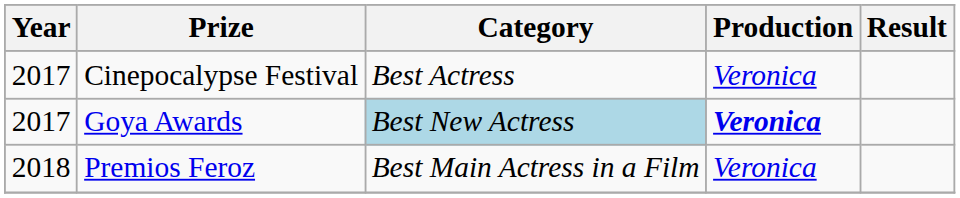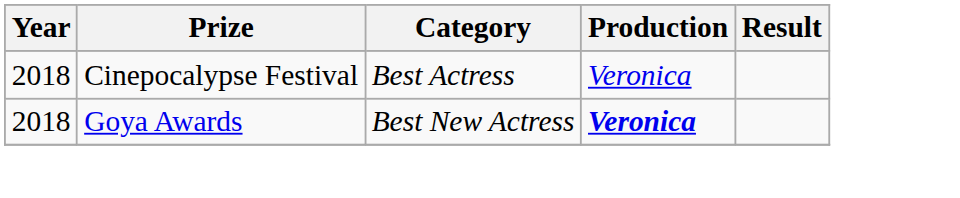(41, 74) 2017 -> (41, 74) 2018
(41, 121) 2017 -> (41, 121) 2018
(473, 121) lightblue background -> (473, 121) no background
- row: (170, 167)
